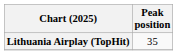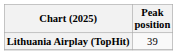(152, 41) 35 -> (152, 41) 39
